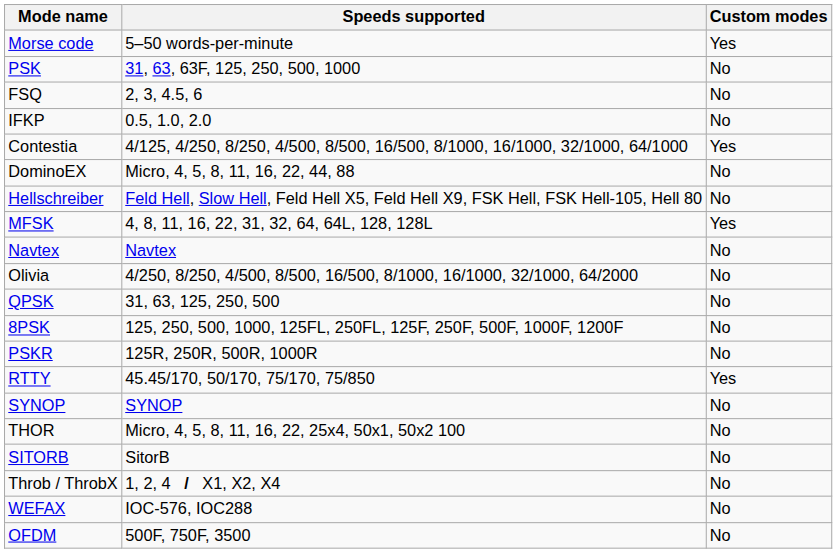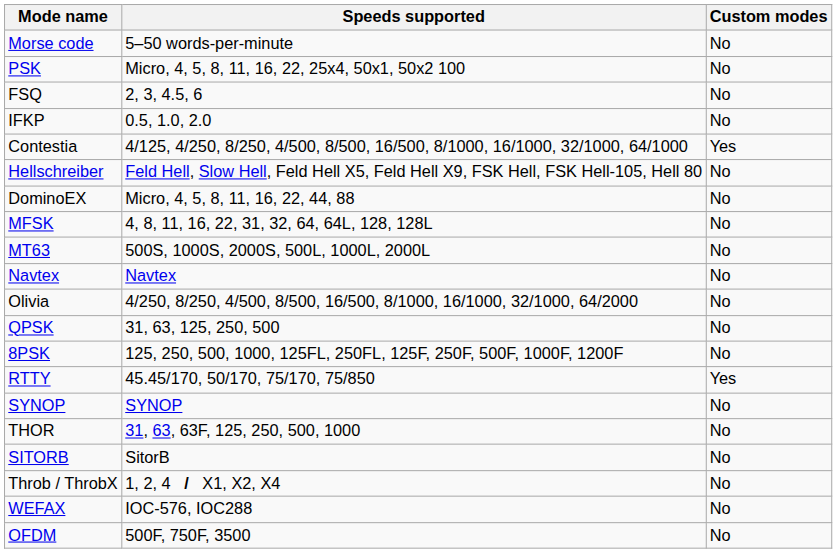(723, 43) Yes -> (720, 43) No
(243, 69) 31, 63, 63F, 125, 250, 500, 1000 -> (295, 69) Micro, 4, 5, 8, 11, 16, 22, 25x4, 50x1, 50x2 100
rows swapped: (47, 172) <-> (56, 198)
(723, 224) Yes -> (720, 224) No
+ row: (29, 250)
- row: (30, 353)
(295, 431) Micro, 4, 5, 8, 11, 16, 22, 25x4, 50x1, 50x2 100 -> (243, 431) 31, 63, 63F, 125, 250, 500, 1000
